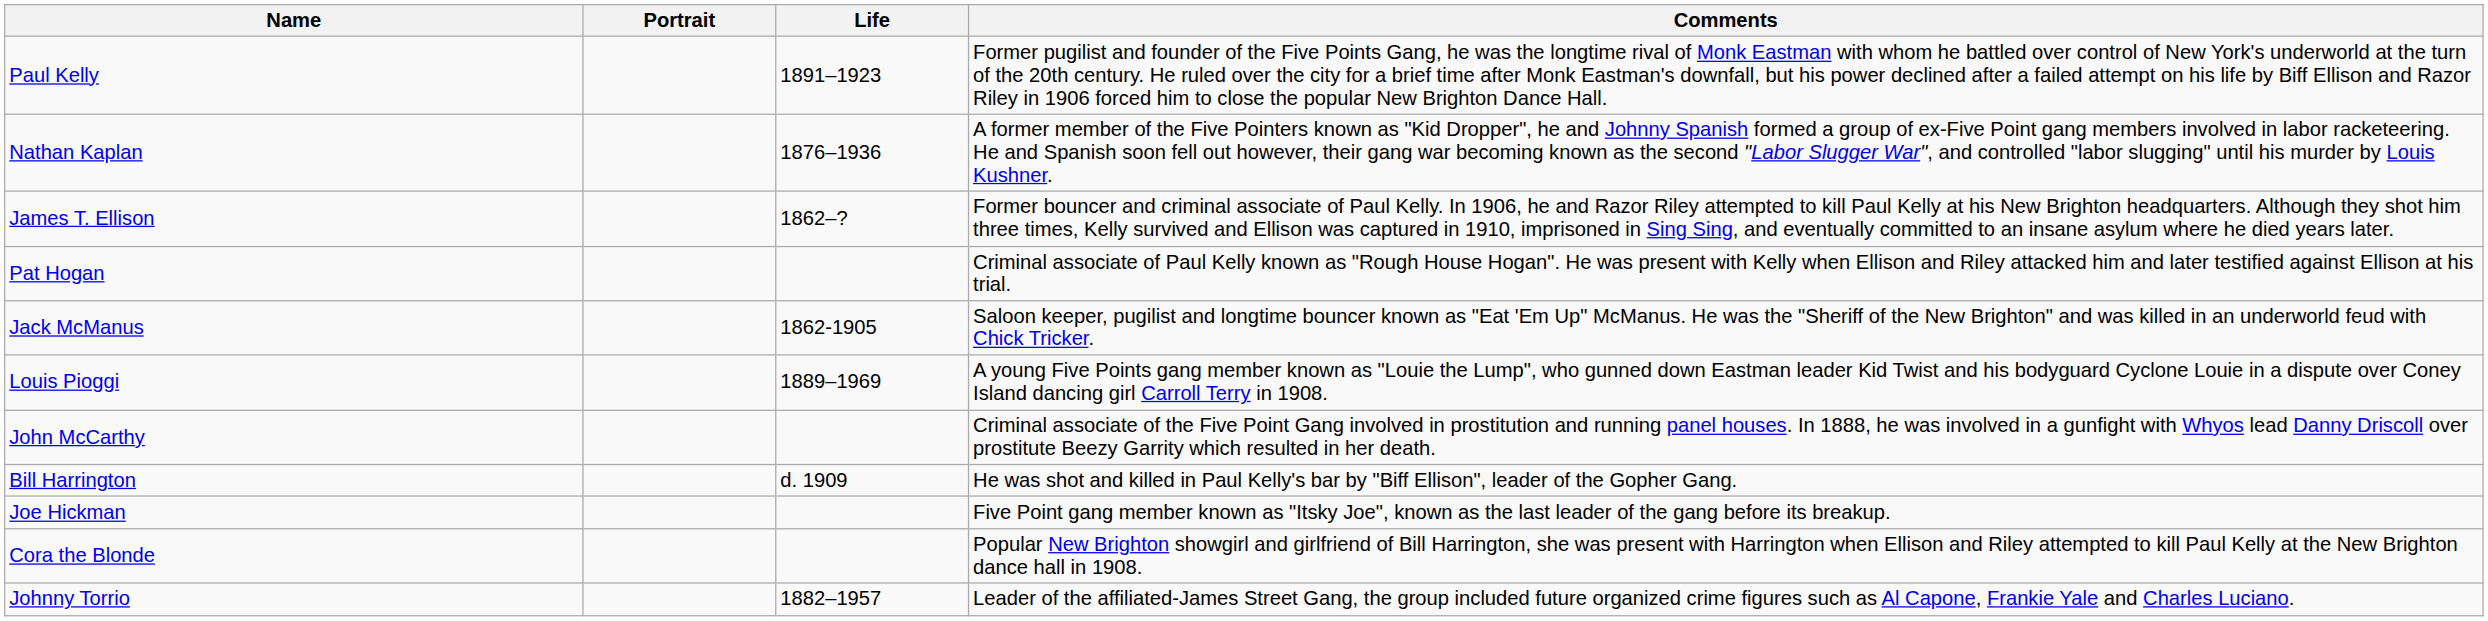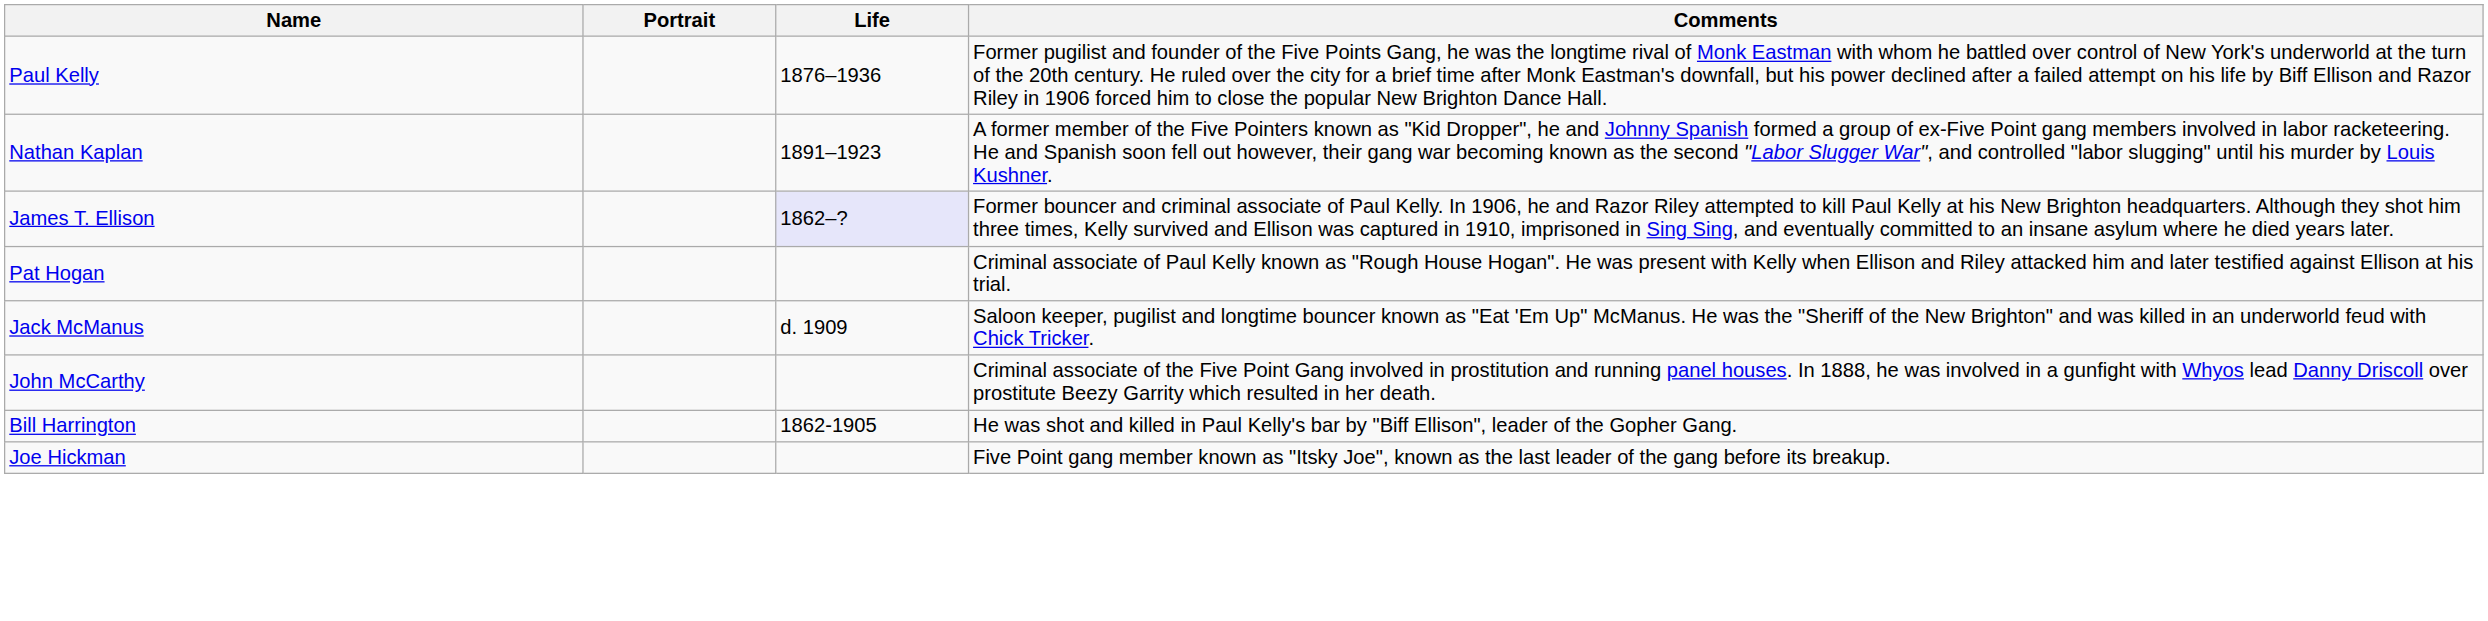(831, 75) 1891–1923 -> (831, 75) 1876–1936
(831, 152) 1876–1936 -> (831, 152) 1891–1923
(814, 218) no background -> (814, 218) lavender background
(829, 327) 1862-1905 -> (814, 327) d. 1909
- row: (64, 382)
(814, 480) d. 1909 -> (829, 425) 1862-1905
- row: (82, 555)
- row: (70, 598)
